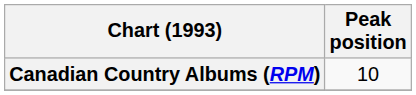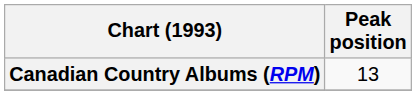(368, 74) 10 -> (368, 74) 13
